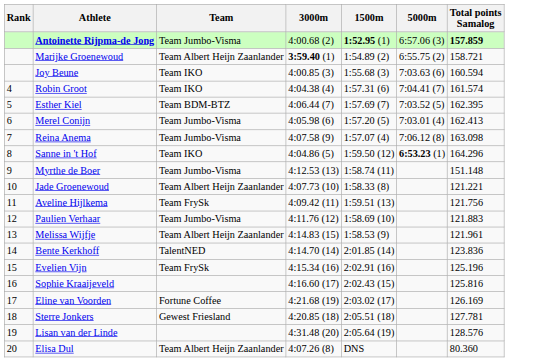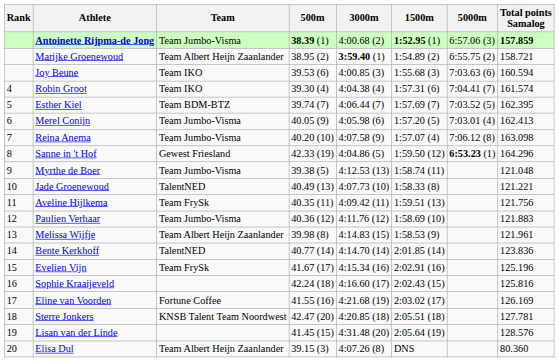+ column: (313, 18)
(181, 154) Team IKO -> (195, 154) Gewest Friesland
(466, 170) 151.148 -> (517, 170) 121.048
(221, 186) Team Albert Heijn Zaanlander -> (182, 186) TalentNED
(195, 316) Gewest Friesland -> (223, 316) KNSB Talent Team Noordwest
